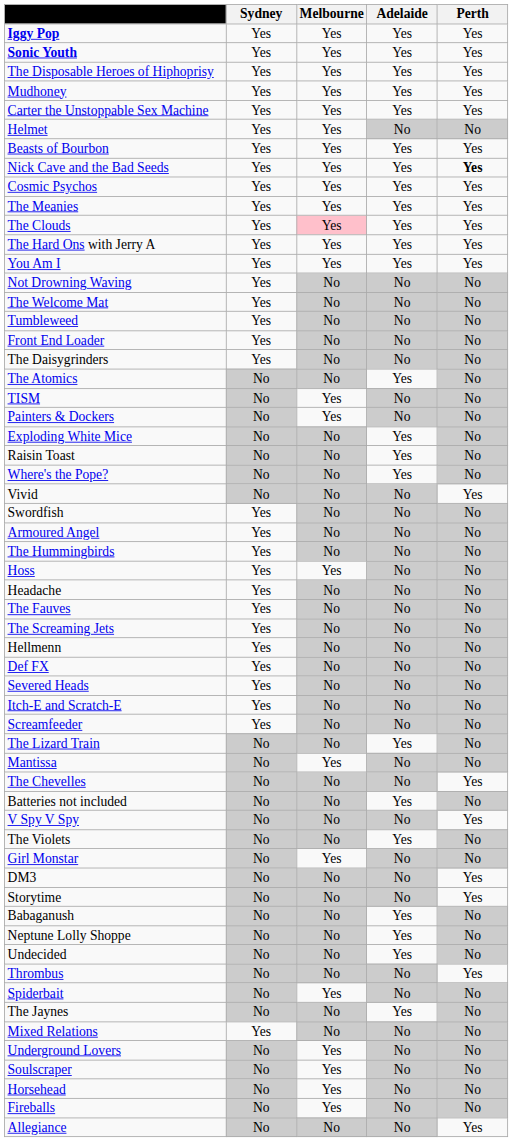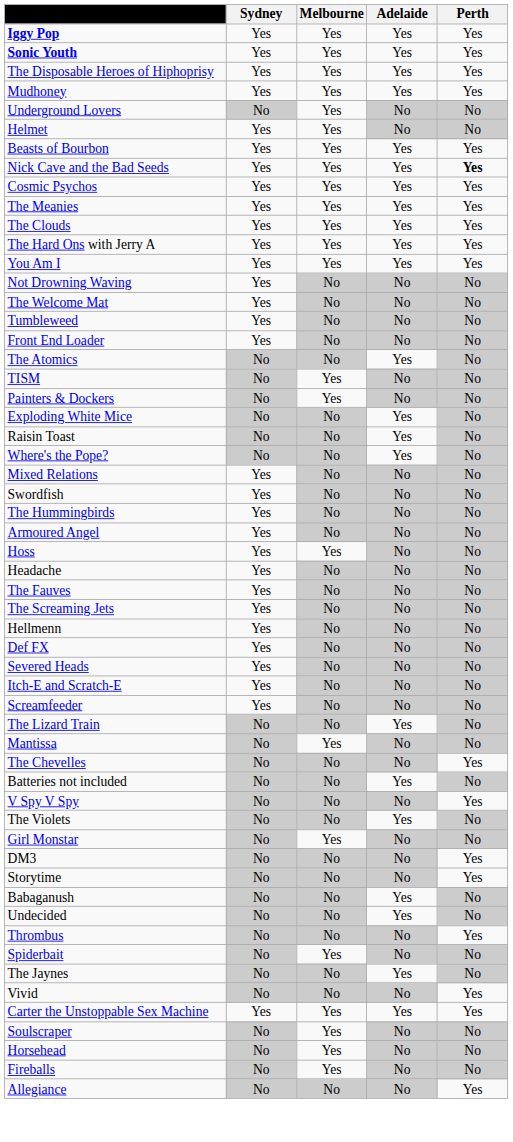rows swapped: (108, 110) <-> (64, 1050)
(332, 225) pink background -> (332, 225) no background
- row: (58, 359)
rows swapped: (53, 1031) <-> (23, 494)
rows swapped: (53, 532) <-> (61, 551)
- row: (69, 935)
